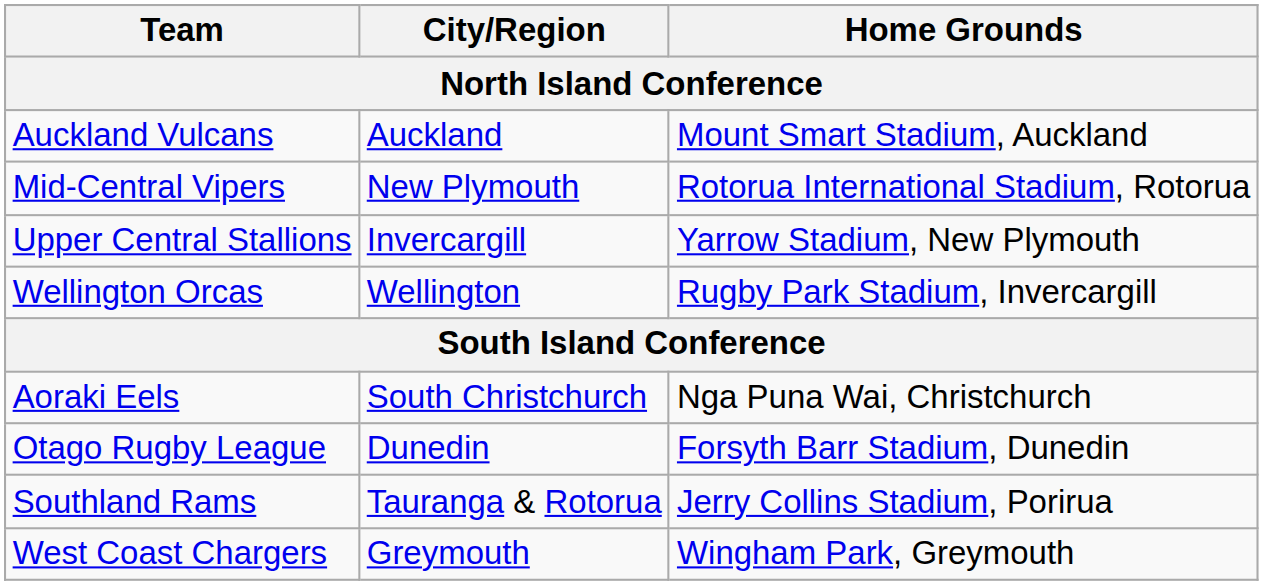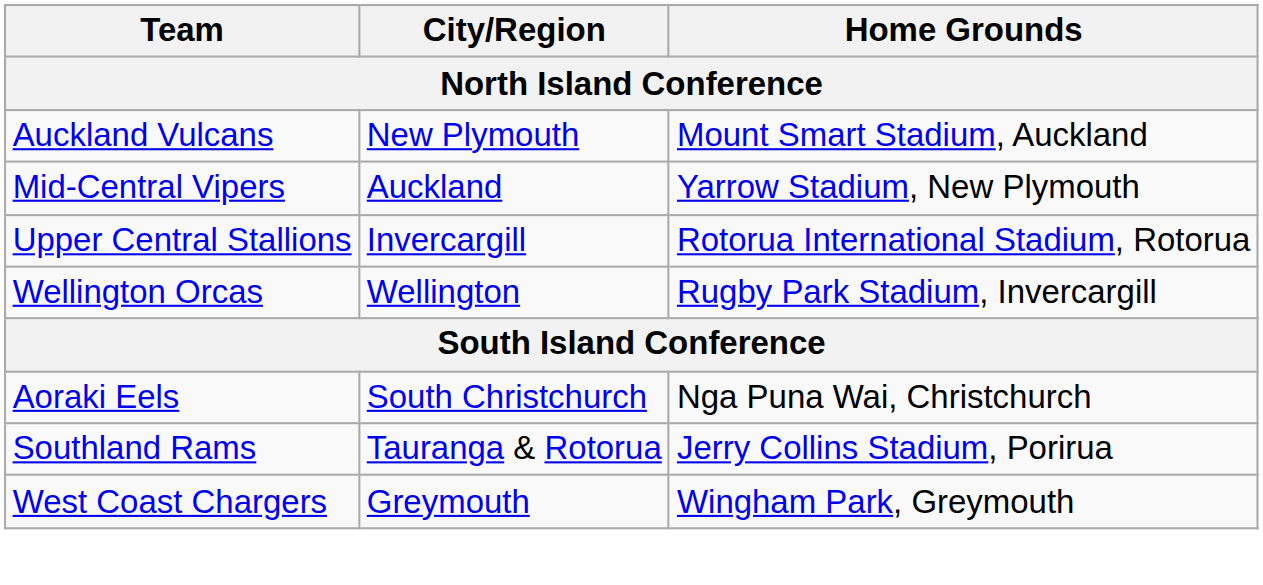(435, 135) Auckland -> (473, 135) New Plymouth
(473, 187) New Plymouth -> (435, 187) Auckland
(964, 187) Rotorua International Stadium, Rotorua -> (908, 187) Yarrow Stadium, New Plymouth
(908, 239) Yarrow Stadium, New Plymouth -> (964, 239) Rotorua International Stadium, Rotorua
- row: (169, 448)
